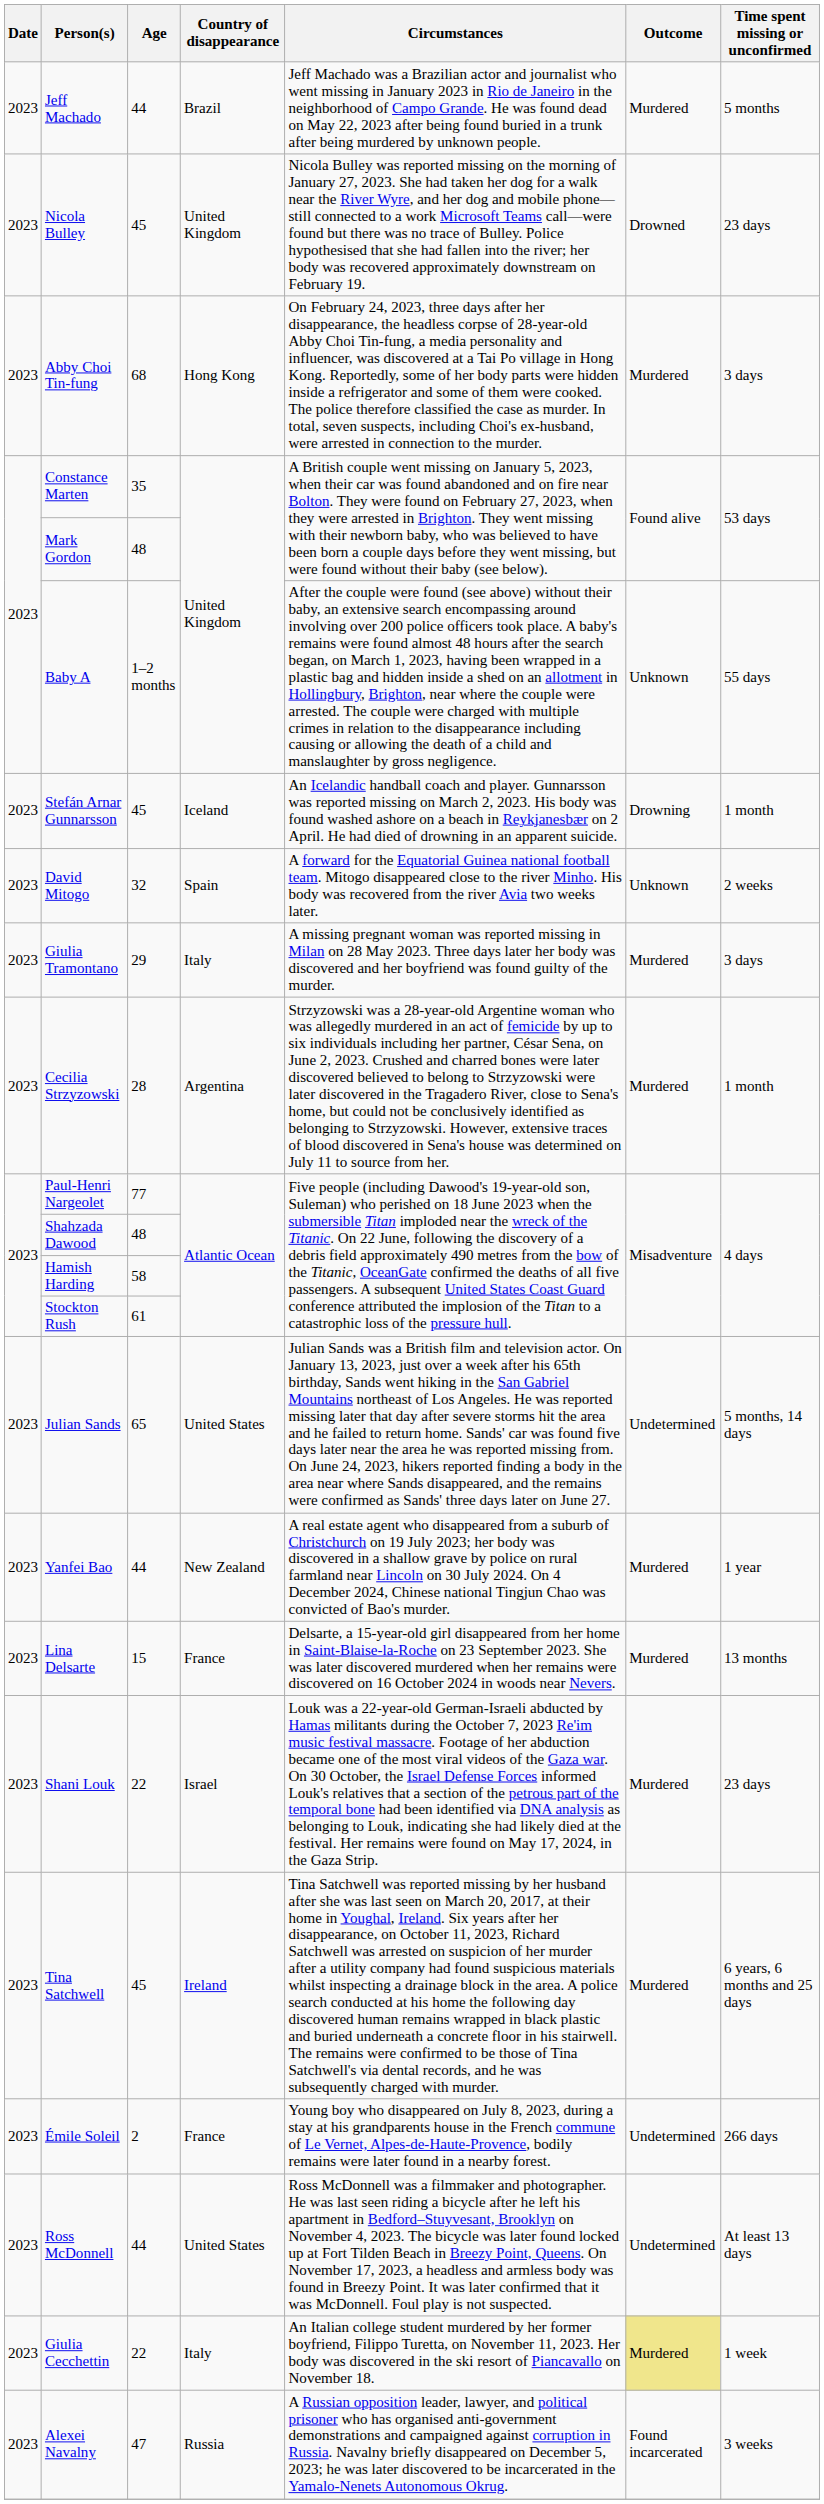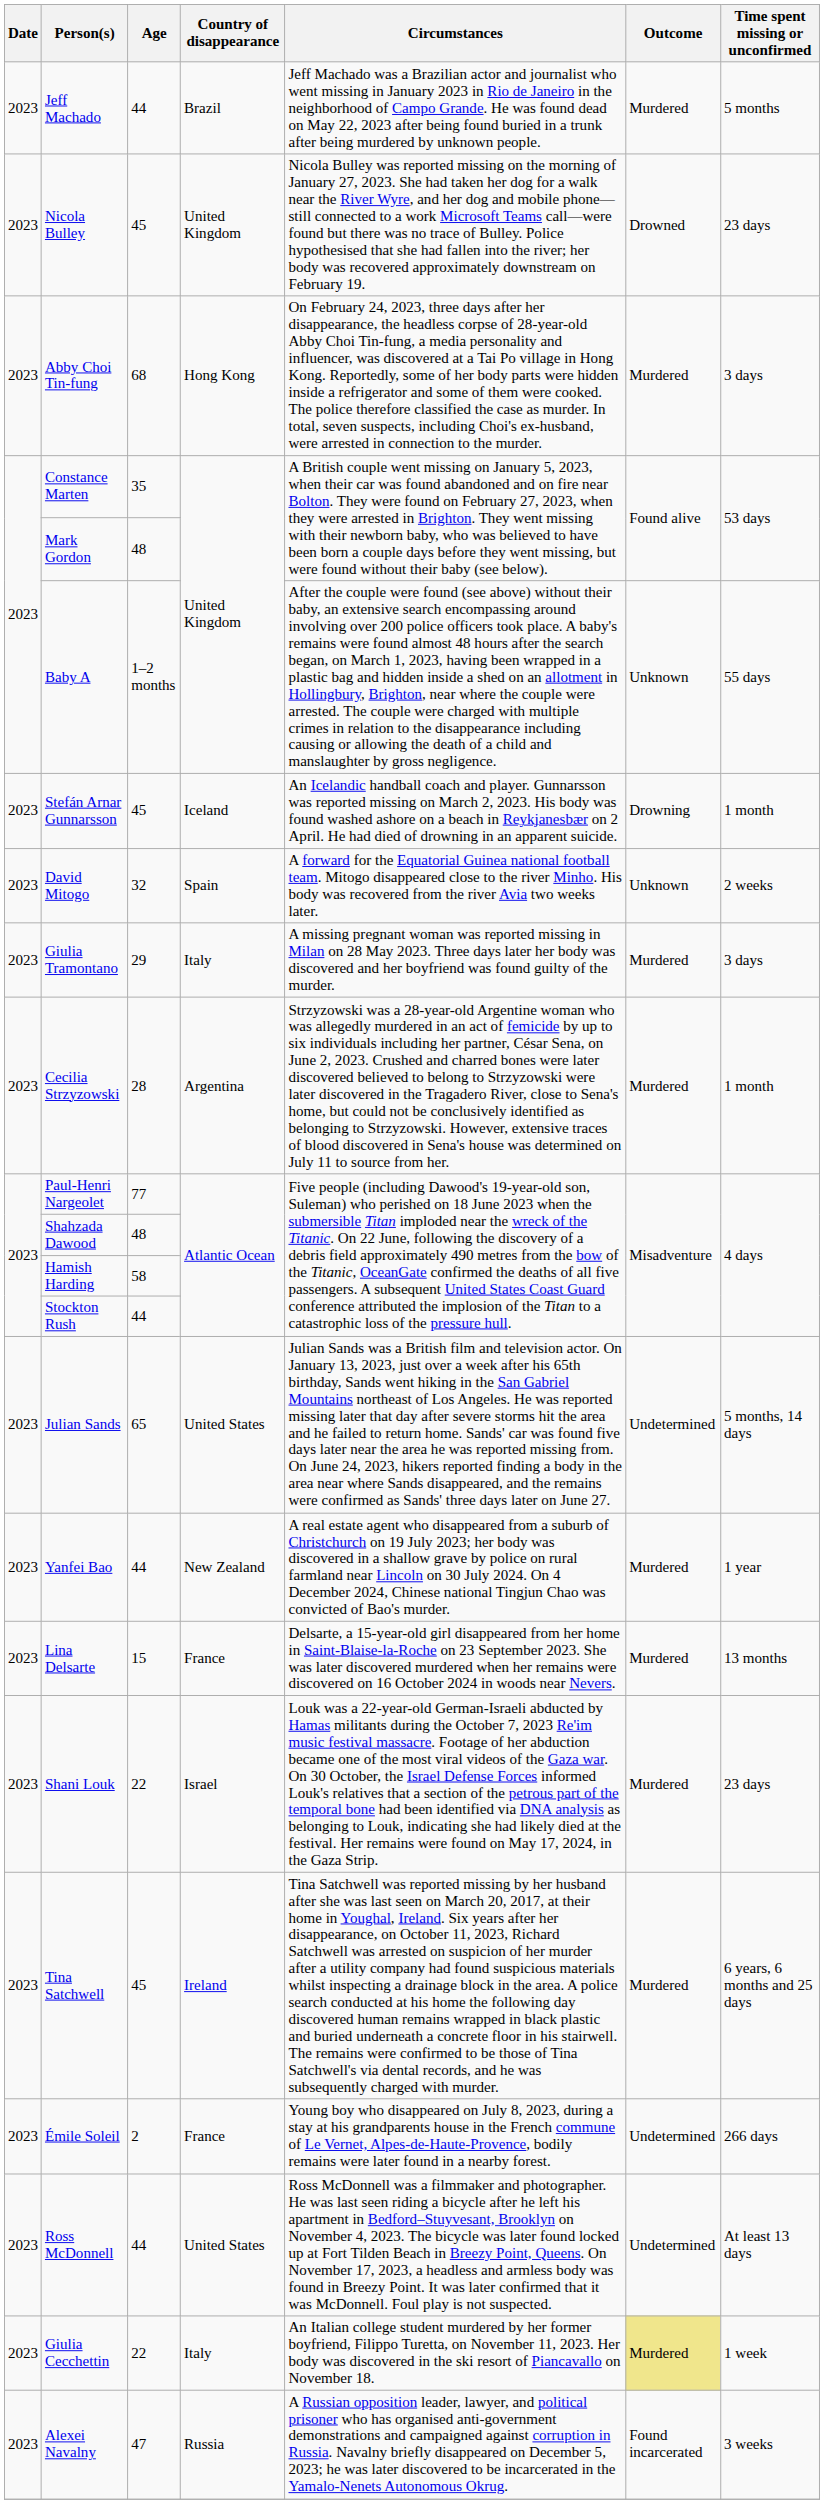(139, 1316) 61 -> (139, 1316) 44
